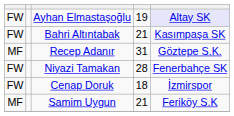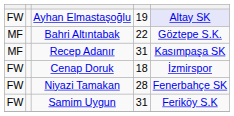(15, 34) FW -> (15, 34) MF
(142, 34) 21 -> (142, 34) 22
(190, 34) Kasımpaşa SK -> (190, 34) Göztepe S.K.
(190, 51) Göztepe S.K. -> (190, 51) Kasımpaşa SK
rows swapped: (82, 85) <-> (82, 68)
(15, 102) MF -> (15, 102) FW
(142, 102) 21 -> (142, 102) 31
